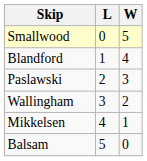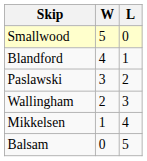columns swapped: (131, 15) <-> (107, 15)
